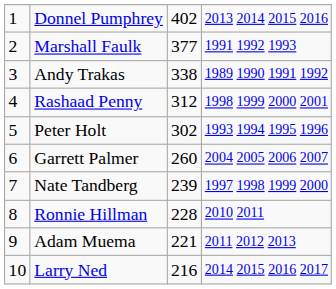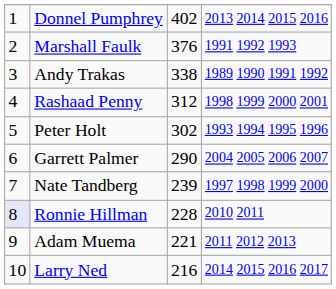(184, 46) 377 -> (184, 46) 376
(184, 158) 260 -> (184, 158) 290
(13, 213) no background -> (13, 213) lavender background
